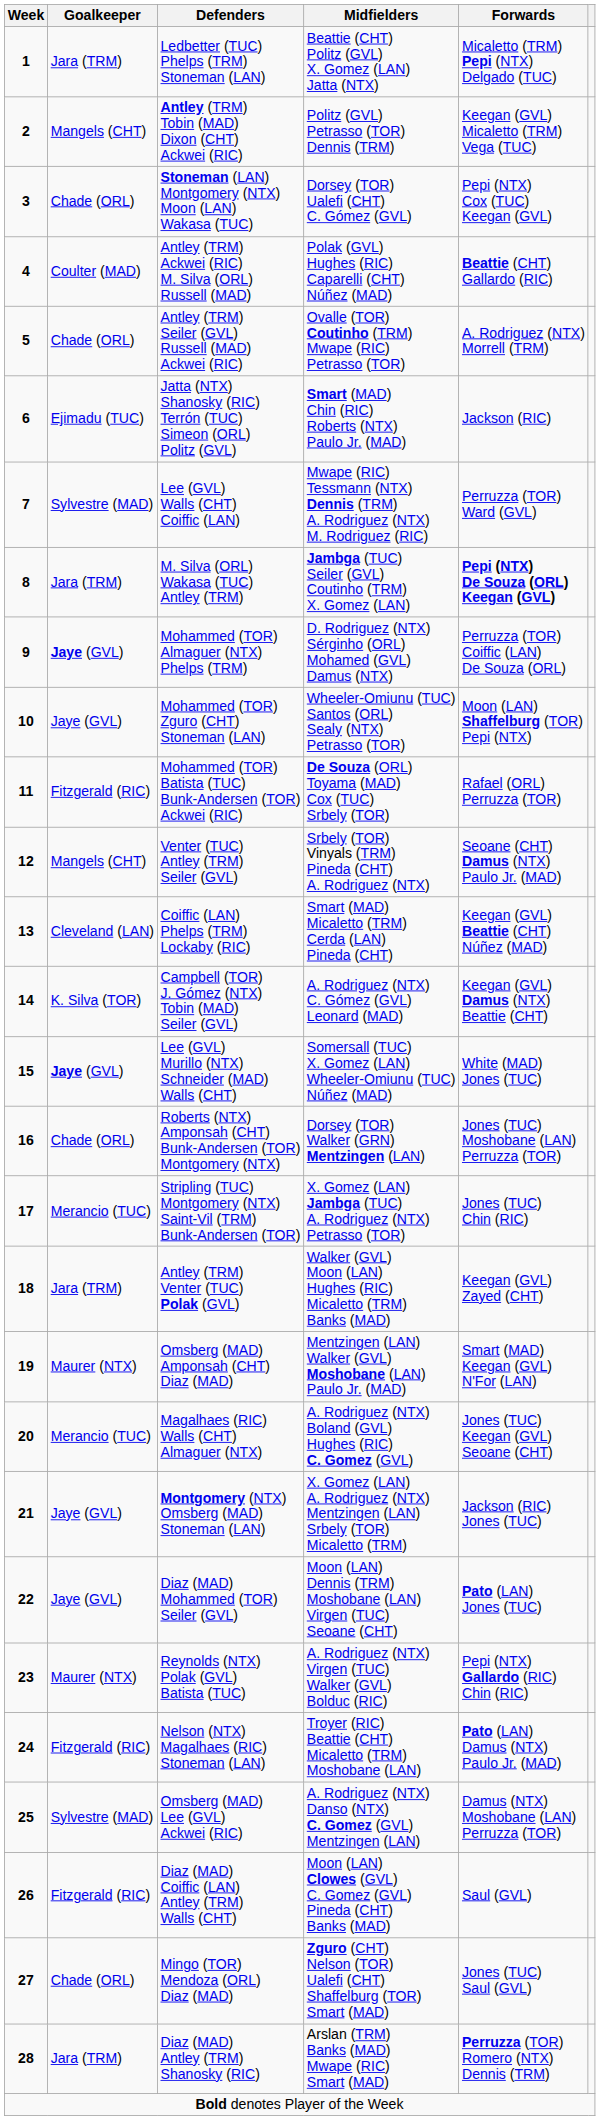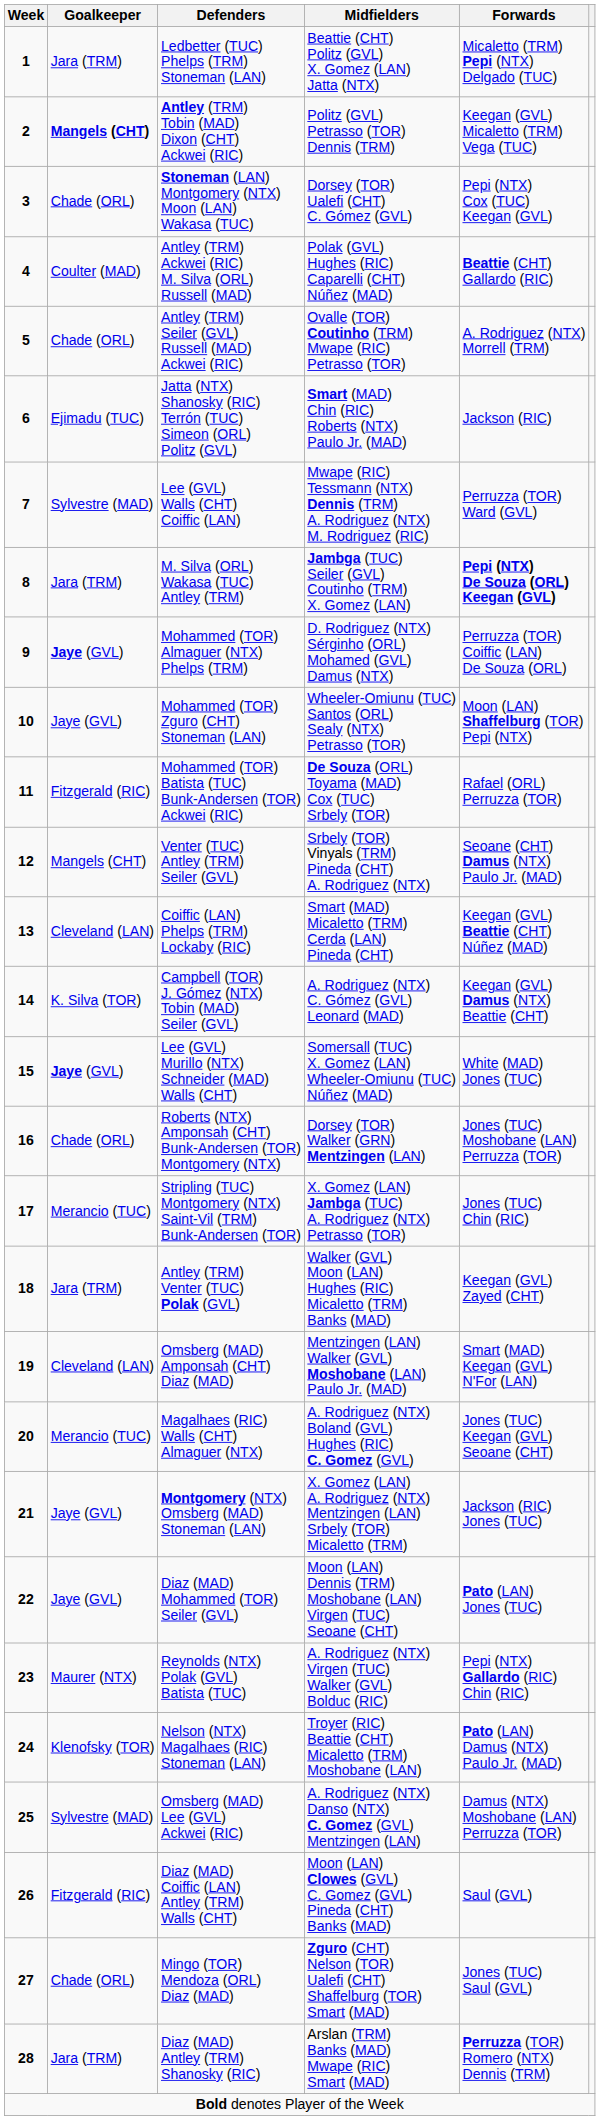(98, 131) normal -> (100, 131) bold
(94, 1366) Maurer (NTX) -> (102, 1366) Cleveland (LAN)
(100, 1747) Fitzgerald (RIC) -> (103, 1747) Klenofsky (TOR)
